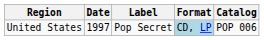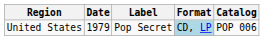(98, 28) 1997 -> (98, 28) 1979
